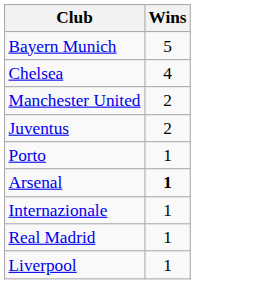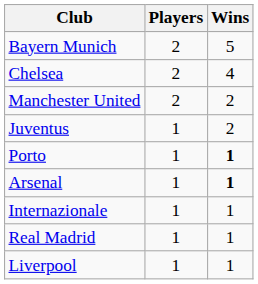+ column: (176, 18)
(168, 155) normal -> (230, 155) bold
